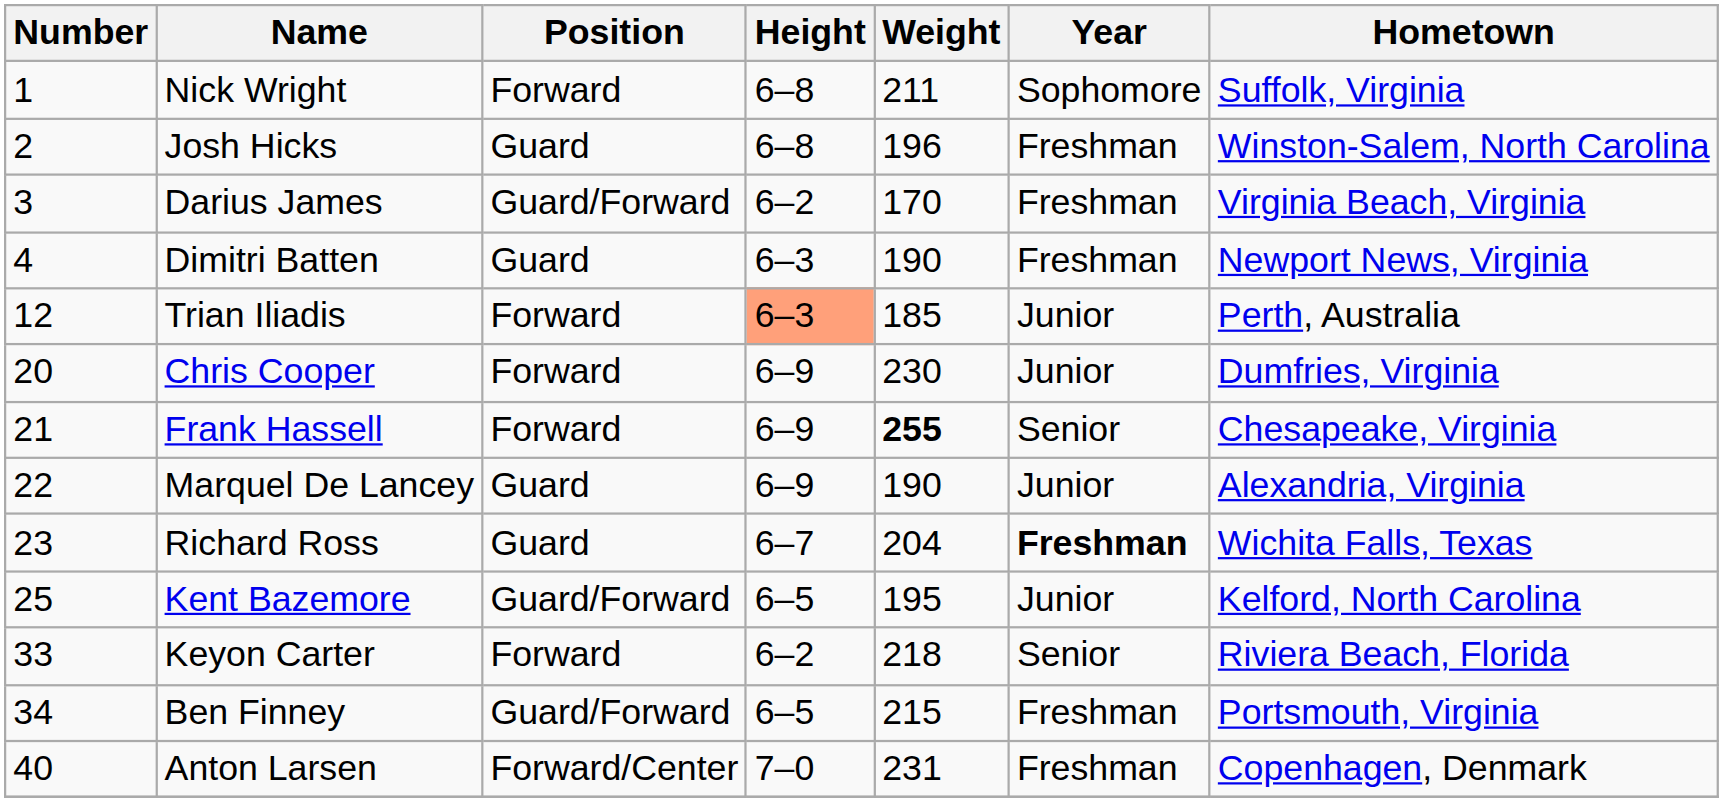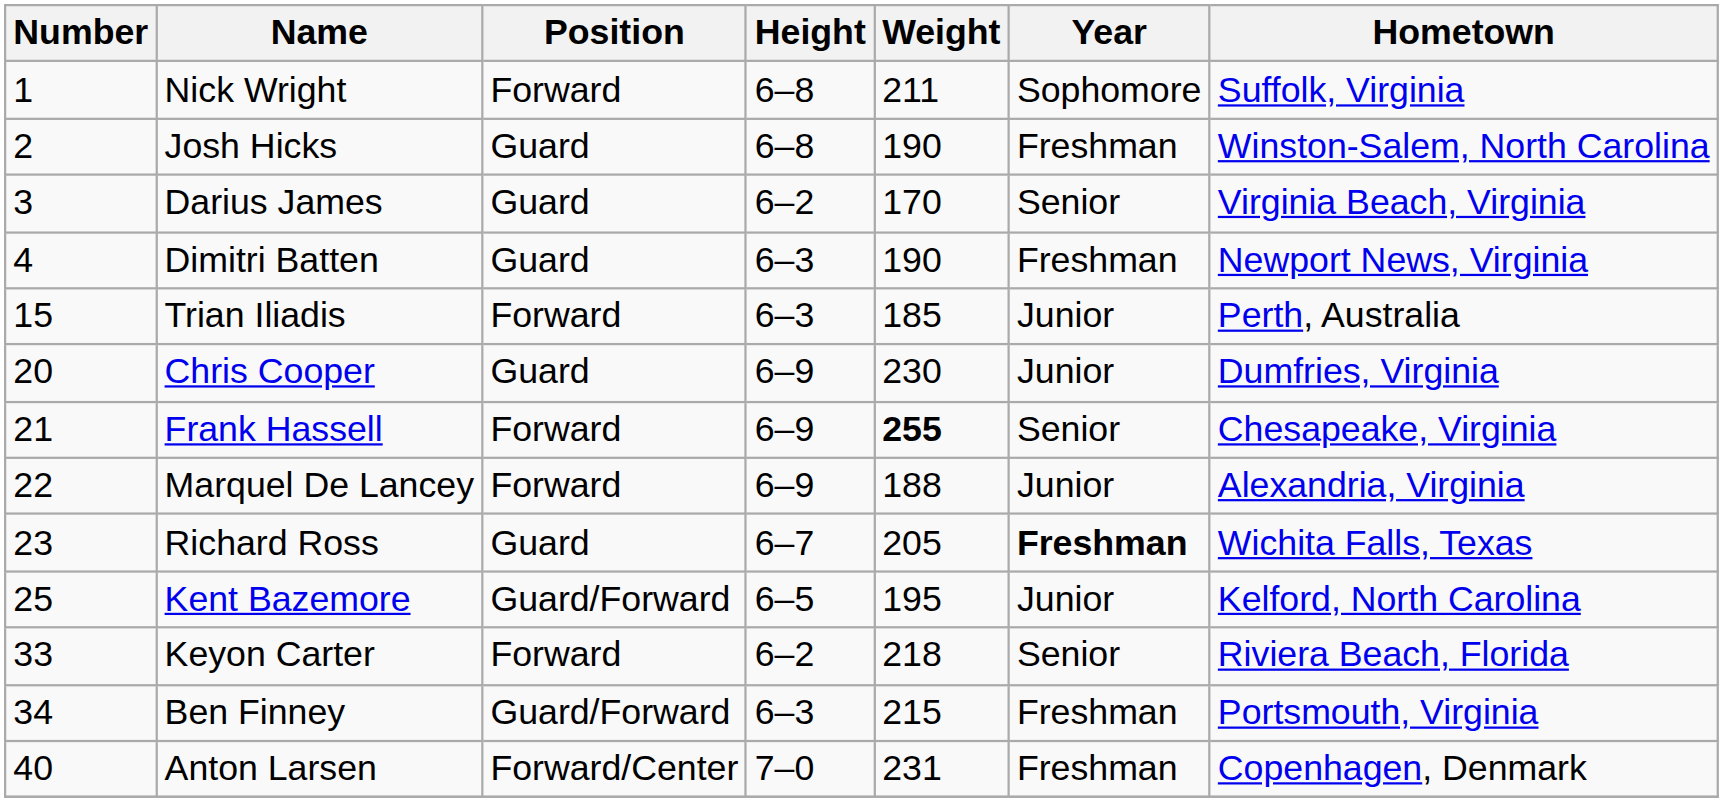(912, 145) 196 -> (912, 145) 190
(610, 202) Guard/Forward -> (540, 202) Guard
(1097, 202) Freshman -> (1069, 202) Senior
(33, 315) 12 -> (33, 315) 15
(785, 315) lightsalmon background -> (785, 315) no background
(556, 372) Forward -> (540, 372) Guard
(540, 485) Guard -> (556, 485) Forward
(912, 485) 190 -> (912, 485) 188
(912, 542) 204 -> (912, 542) 205
(785, 711) 6–5 -> (785, 711) 6–3
